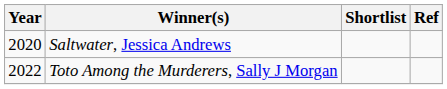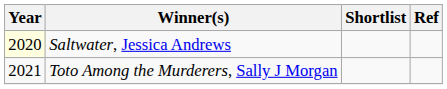(25, 44) no background -> (25, 44) lightyellow background
(25, 70) 2022 -> (25, 70) 2021
